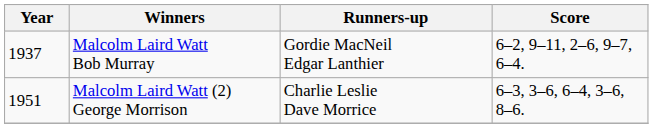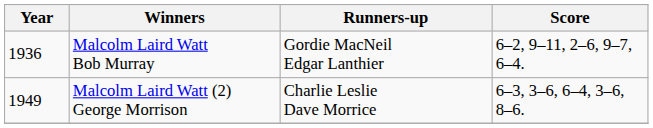(25, 53) 1937 -> (25, 53) 1936
(25, 99) 1951 -> (25, 99) 1949
